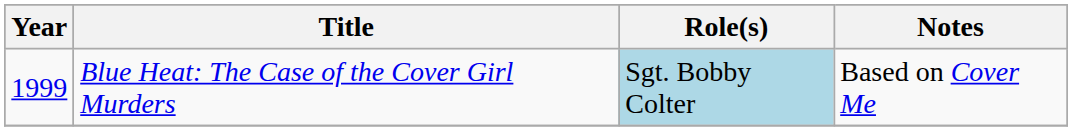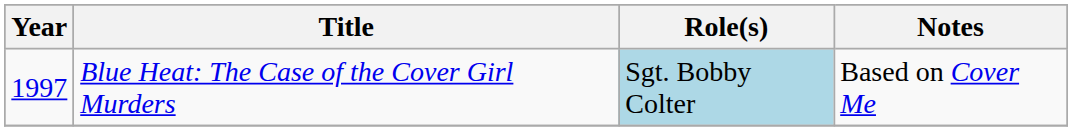(39, 86) 1999 -> (39, 86) 1997
